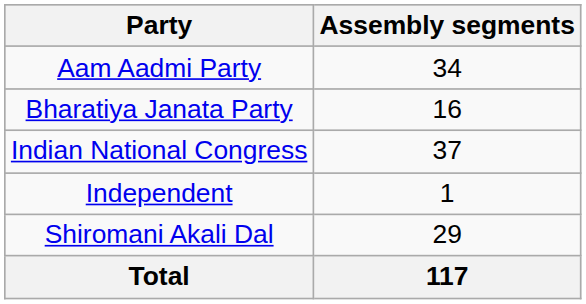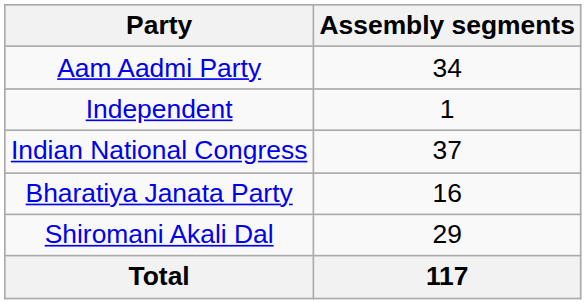rows swapped: (159, 109) <-> (159, 192)
